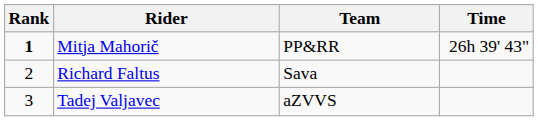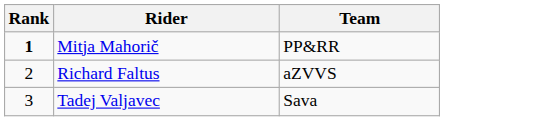- column: (487, 18)
(300, 73) Sava -> (310, 73) aZVVS
(310, 101) aZVVS -> (300, 101) Sava
